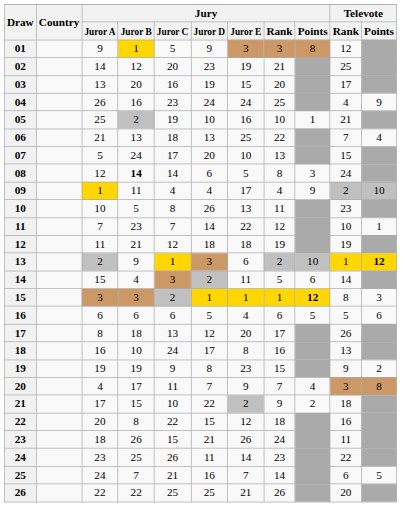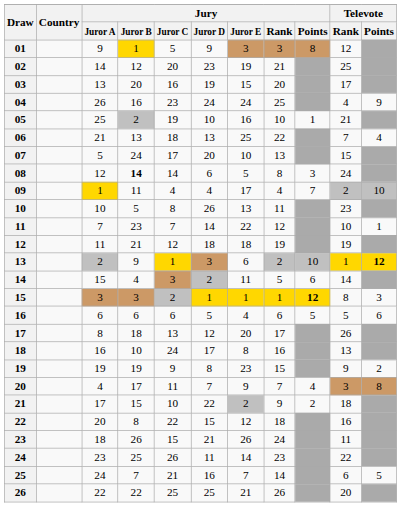(313, 191) 9 -> (313, 191) 7
